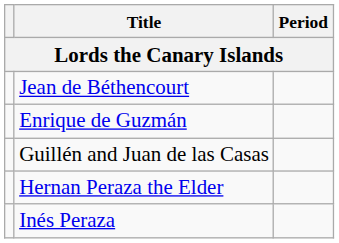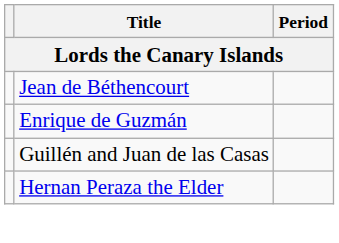- row: (67, 220)
